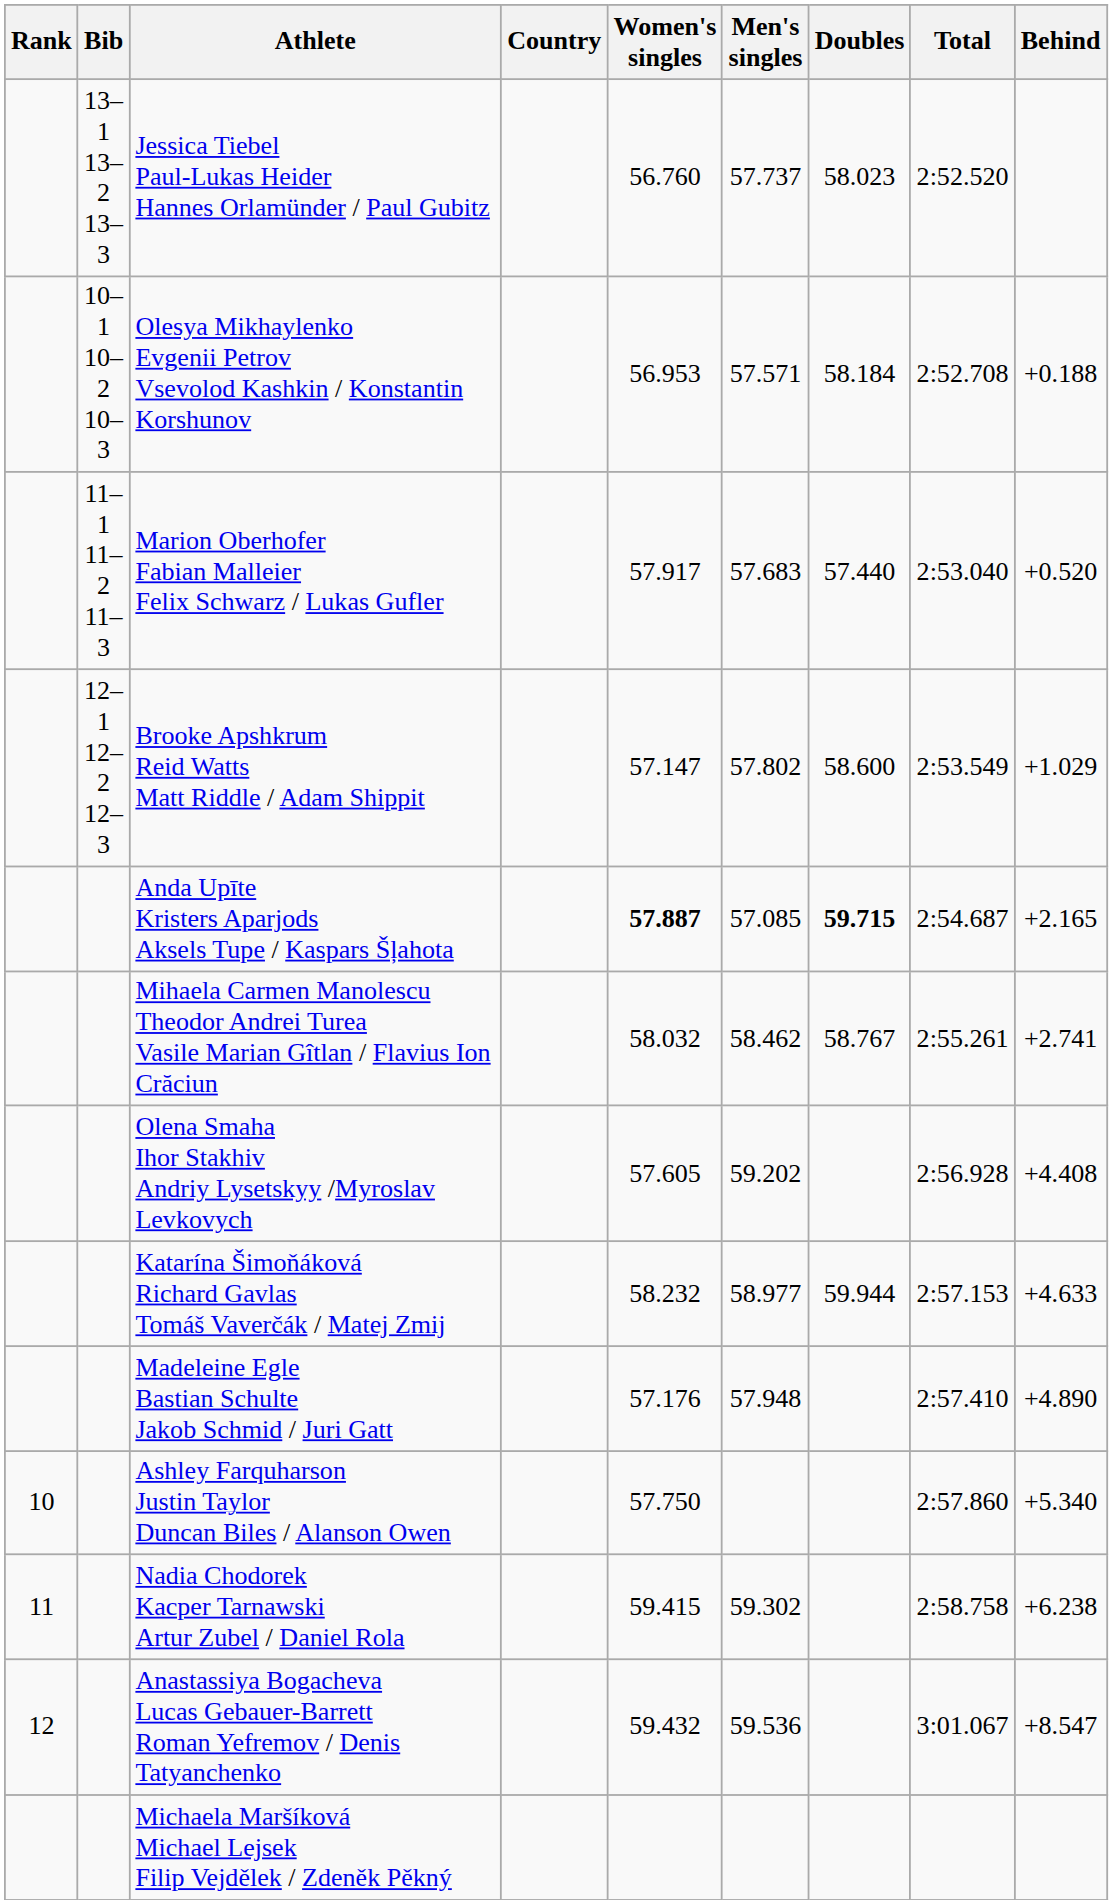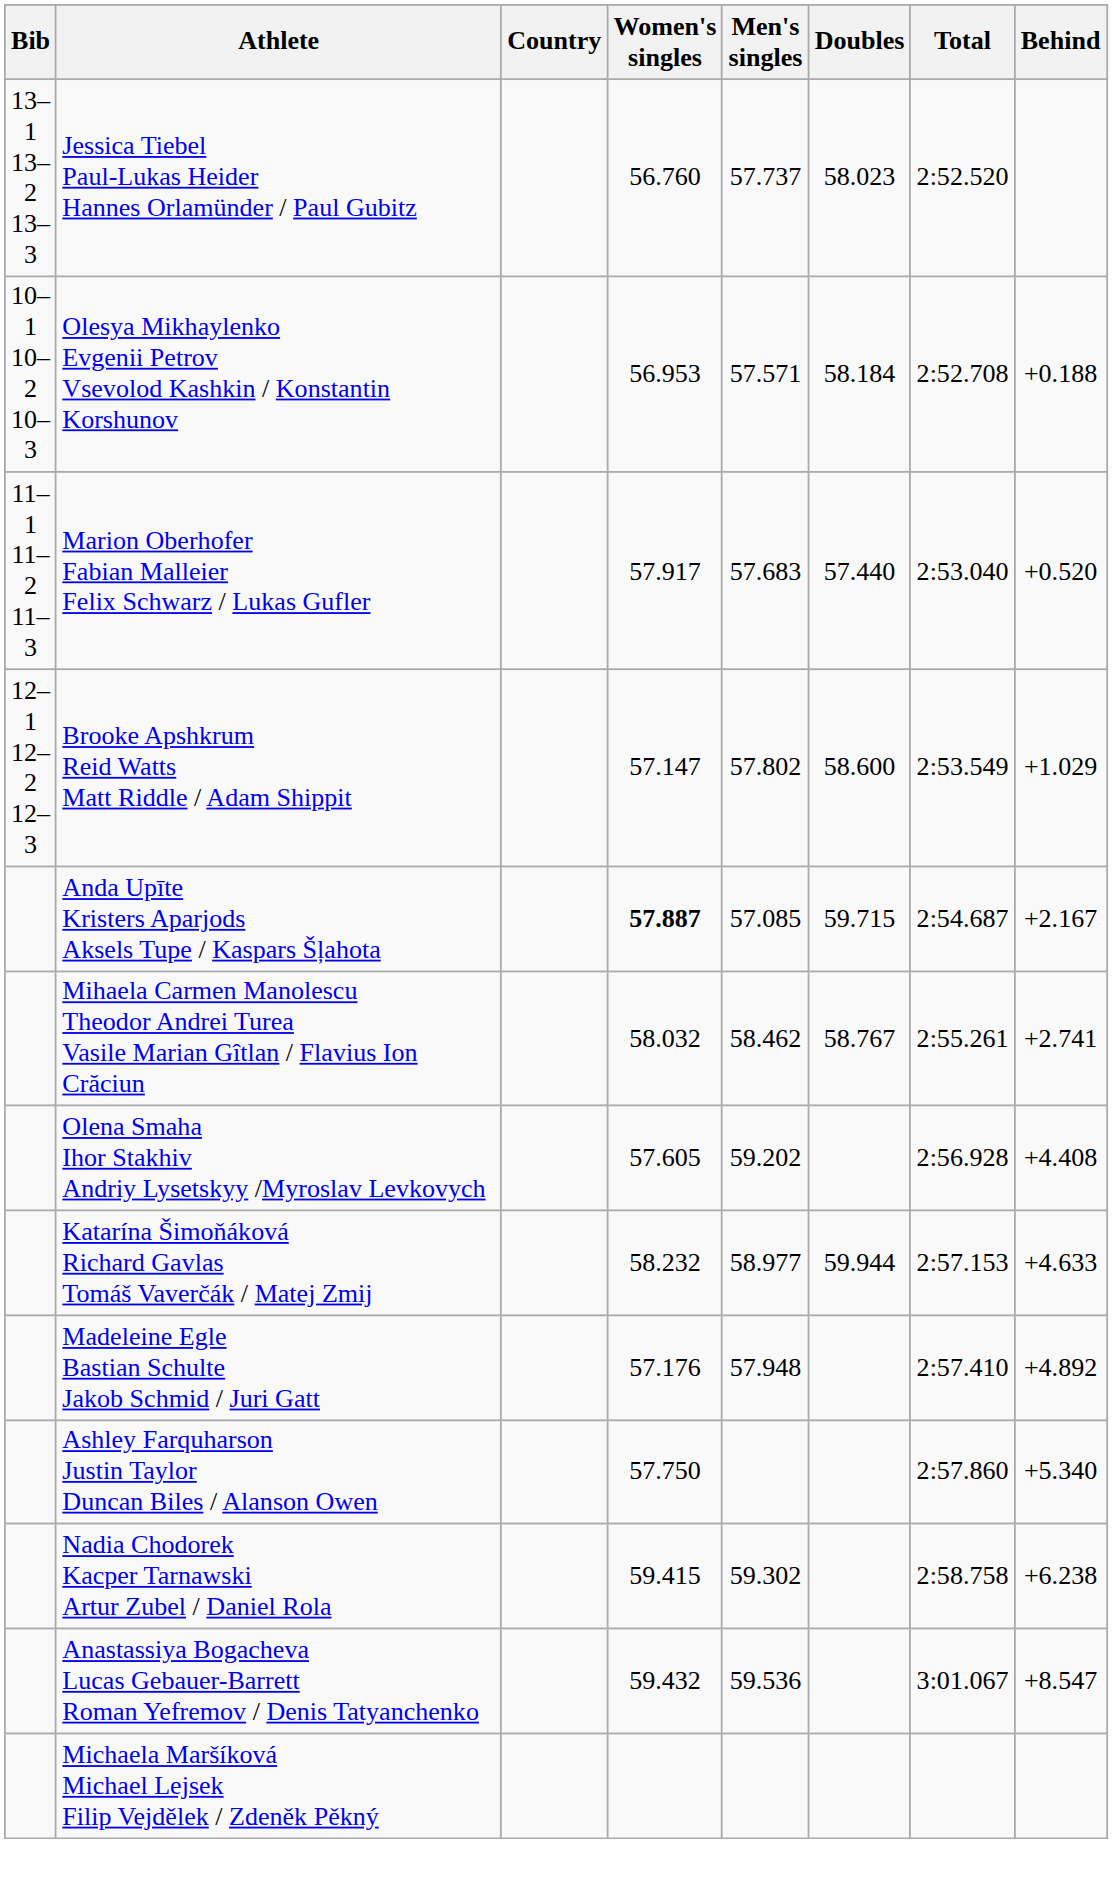- column: (41, 41)
(859, 918) bold -> (859, 918) normal
(1061, 918) +2.165 -> (1061, 918) +2.167
(1061, 1397) +4.890 -> (1061, 1367) +4.892
